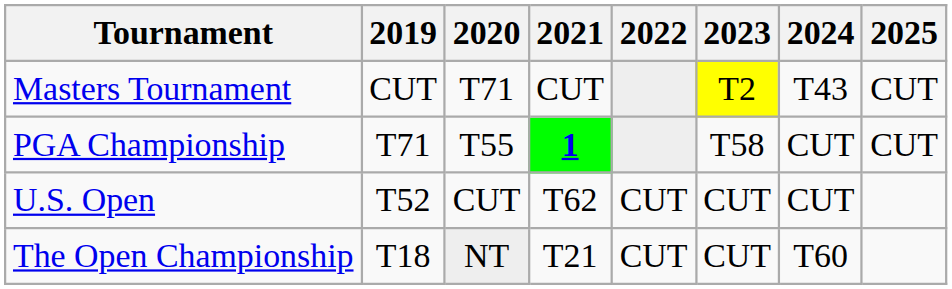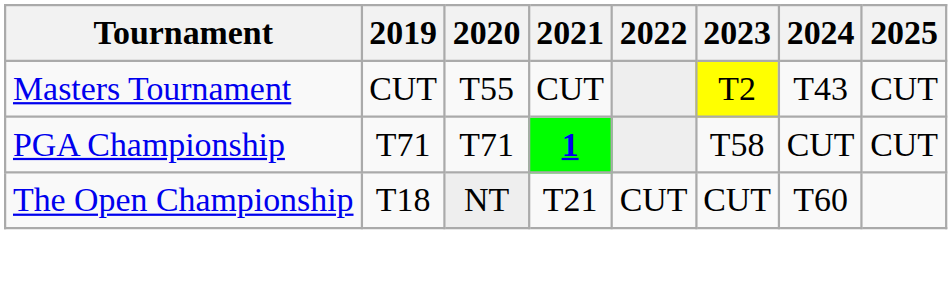(487, 88) T71 -> (487, 88) T55
(487, 144) T55 -> (487, 144) T71
- row: (84, 200)
